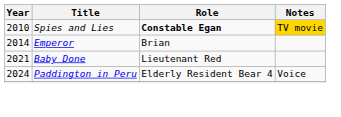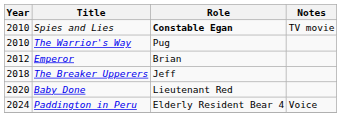(300, 28) gold background -> (312, 28) no background
+ row: (83, 43)
(18, 43) 2014 -> (18, 58) 2012
+ row: (91, 74)
(18, 58) 2021 -> (18, 89) 2020
